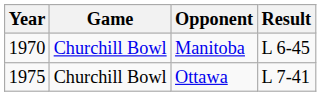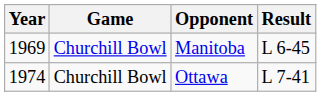(27, 47) 1970 -> (27, 47) 1969
(27, 76) 1975 -> (27, 76) 1974
